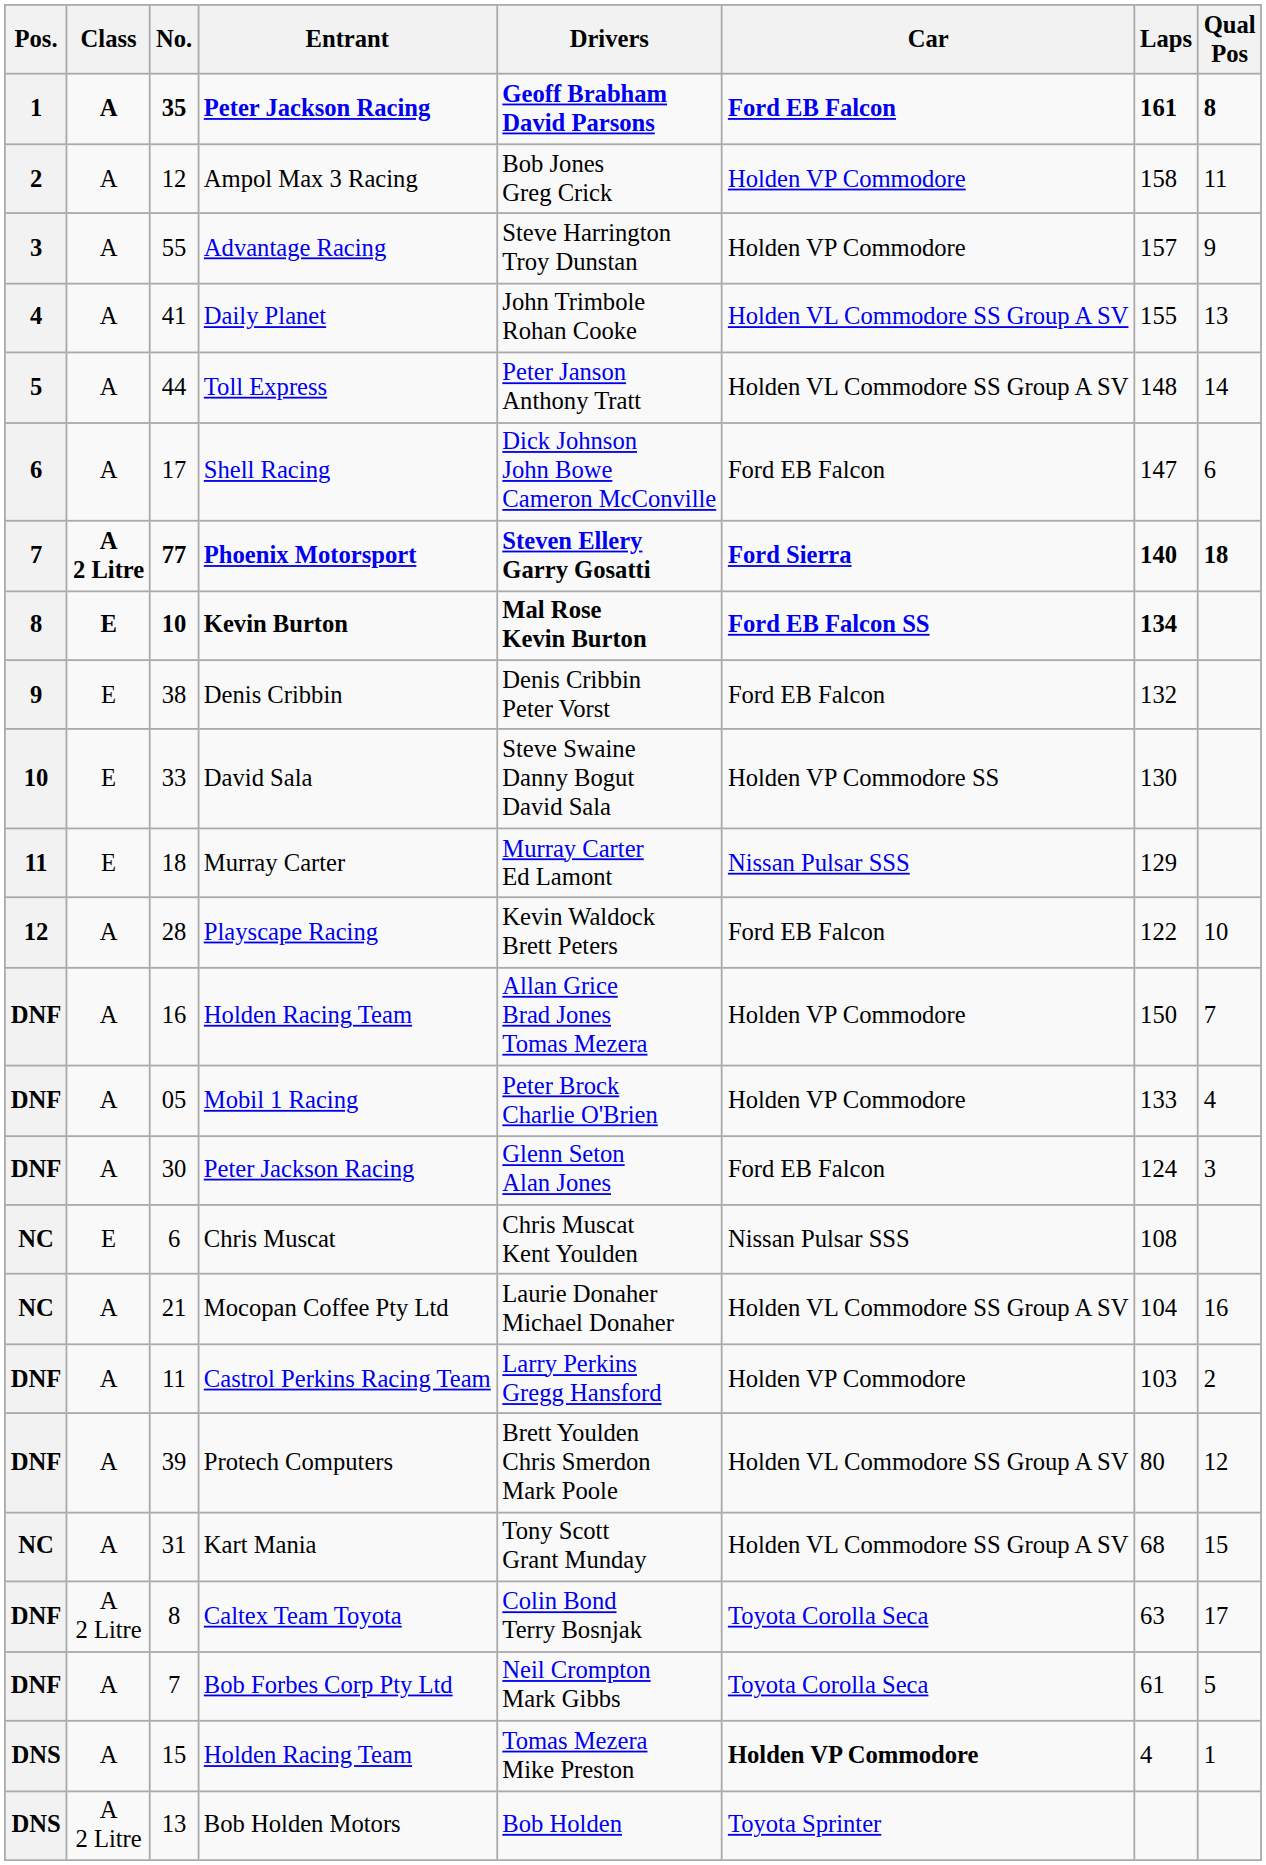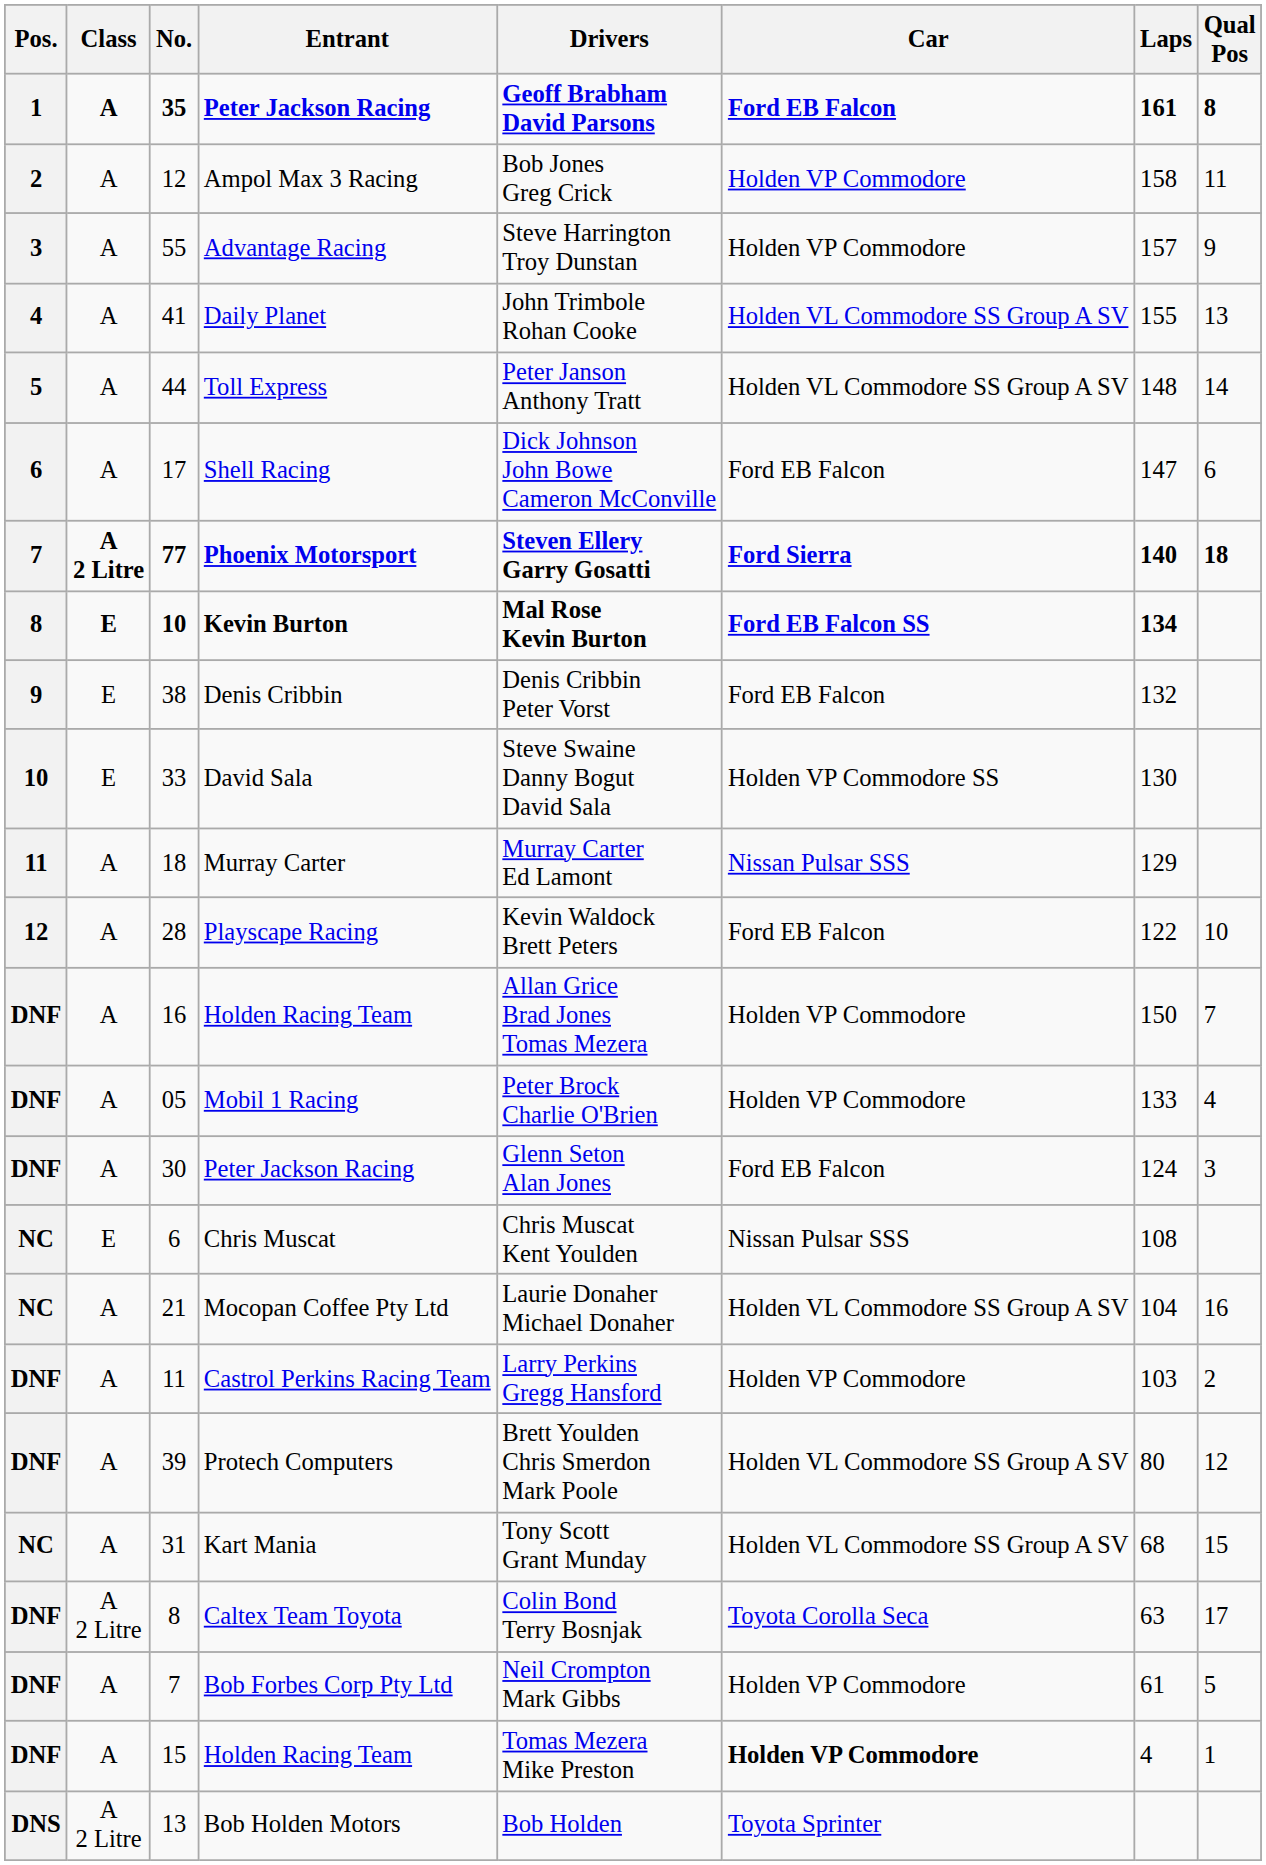(109, 862) E -> (109, 862) A
(828, 1685) Toyota Corolla Seca -> (847, 1685) Holden VP Commodore
(36, 1754) DNS -> (36, 1754) DNF
